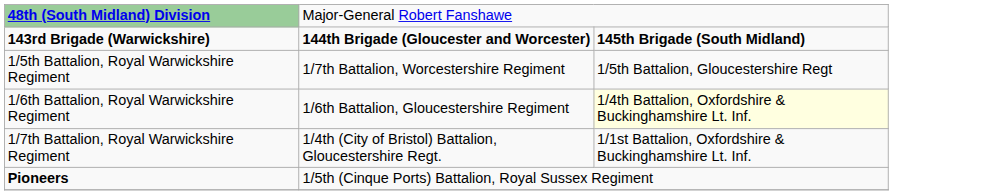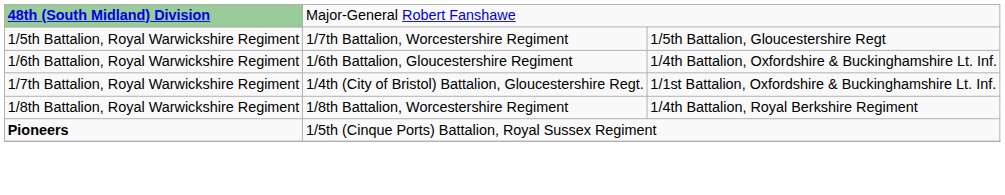- row: (109, 38)
(691, 108) lightyellow background -> (824, 61) no background
+ row: (154, 107)
